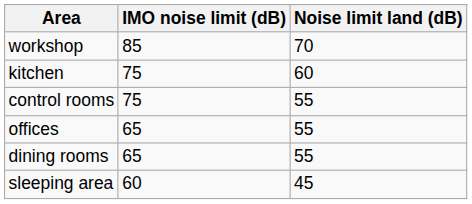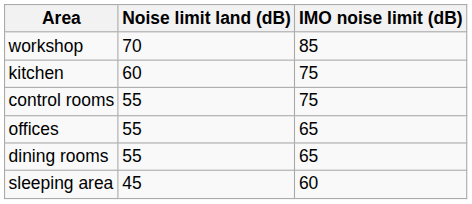columns swapped: (378, 18) <-> (204, 18)
